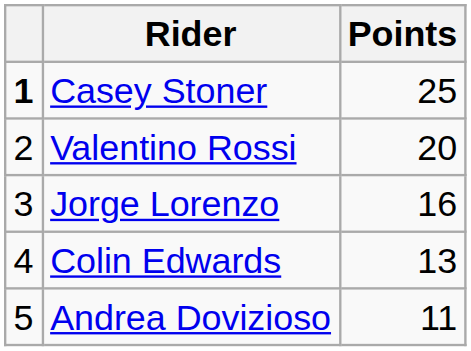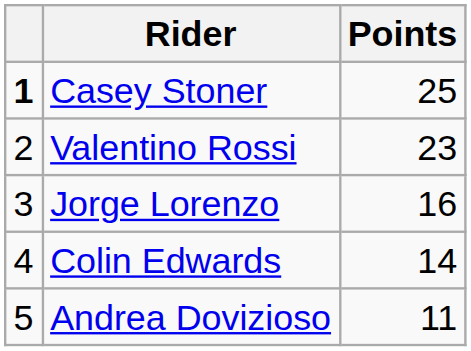(437, 147) 20 -> (437, 147) 23
(437, 261) 13 -> (437, 261) 14
